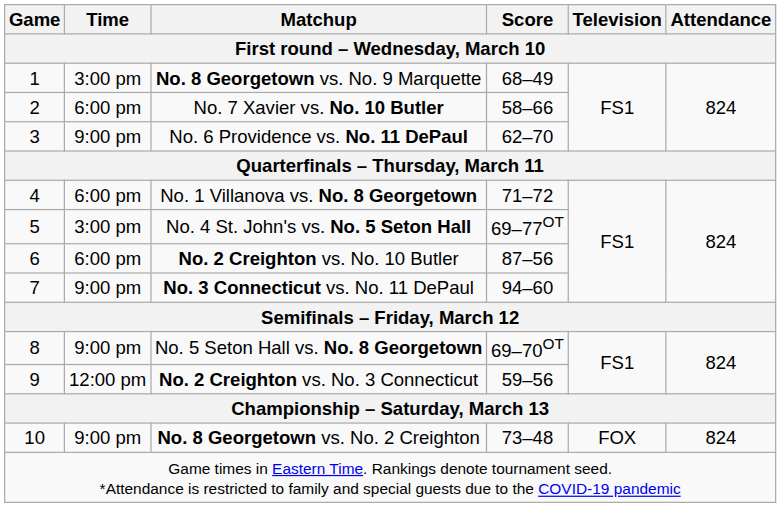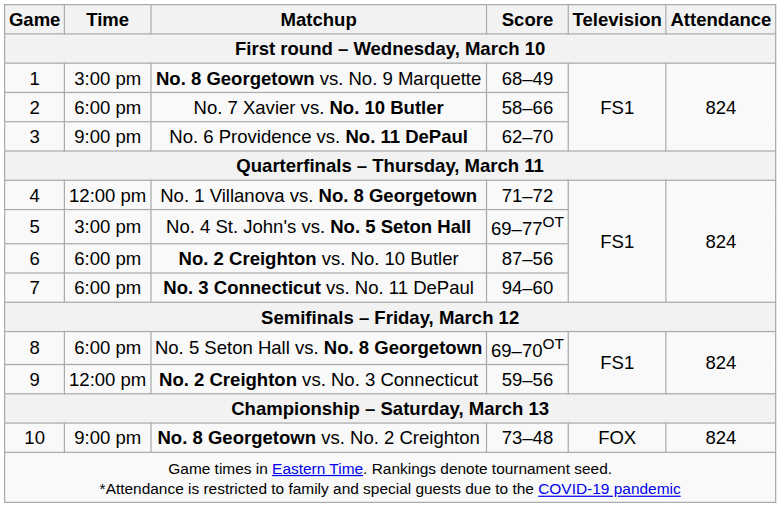(108, 196) 6:00 pm -> (108, 196) 12:00 pm
(108, 287) 9:00 pm -> (108, 287) 6:00 pm
(108, 348) 9:00 pm -> (108, 348) 6:00 pm
